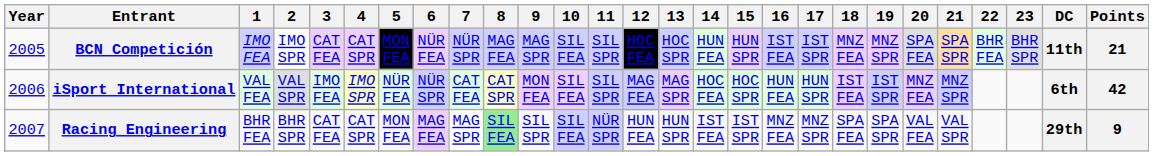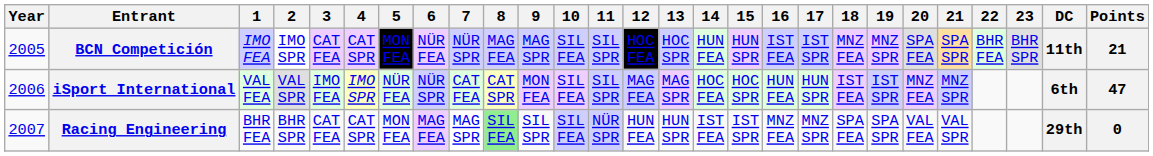(1117, 90) 42 -> (1117, 90) 47
(1117, 130) 9 -> (1117, 130) 0
